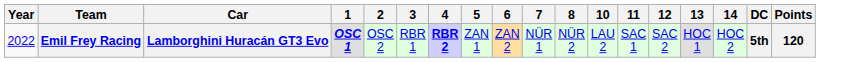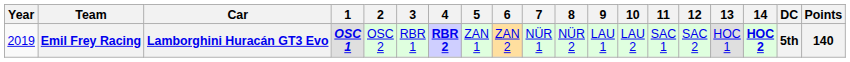+ column: (603, 14)
(21, 40) 2022 -> (21, 40) 2019
(730, 40) normal -> (760, 40) bold
(793, 40) 120 -> (823, 40) 140
